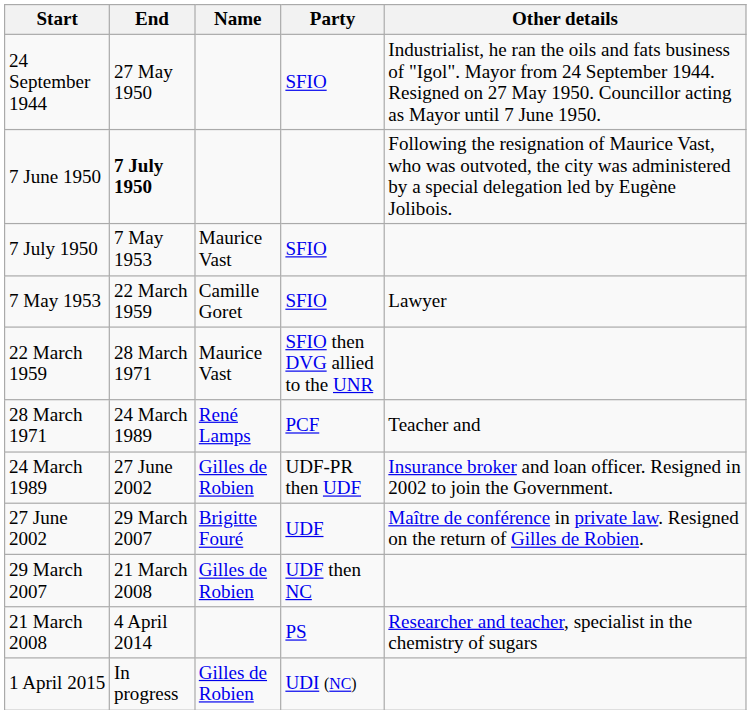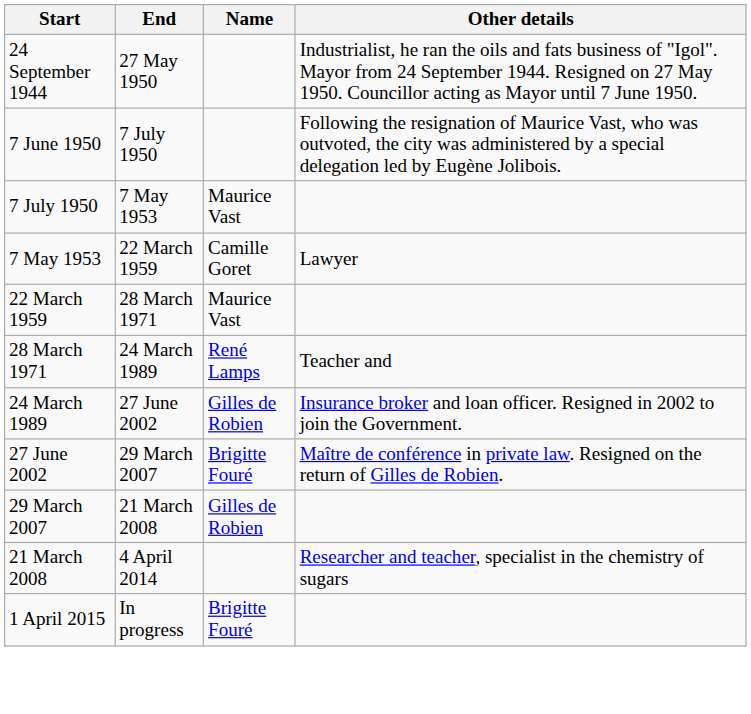- column: (332, 19)
(139, 176) bold -> (142, 144) normal
(233, 683) Gilles de Robien -> (237, 619) Brigitte Fouré
